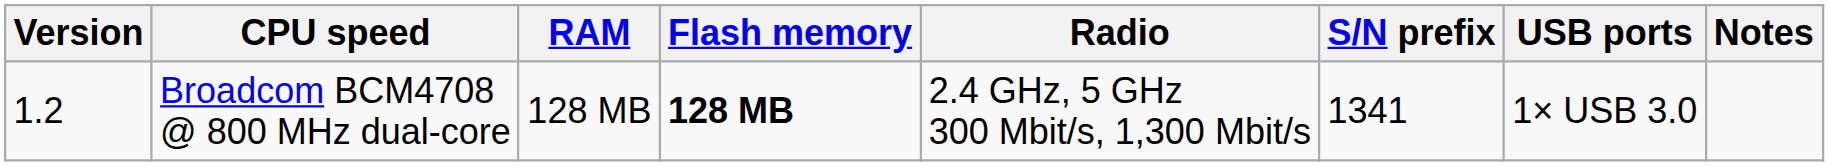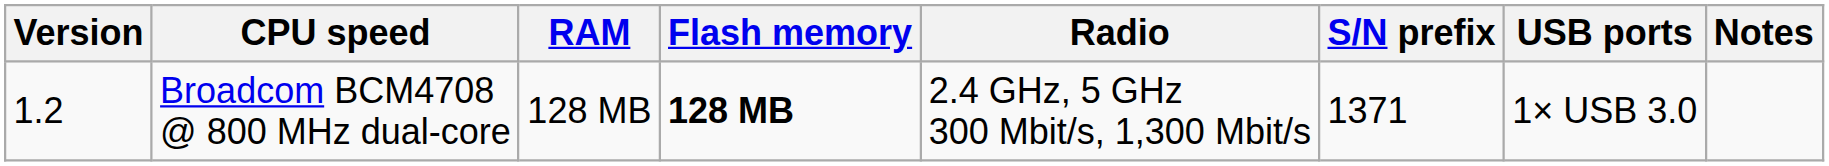(1368, 110) 1341 -> (1368, 110) 1371
